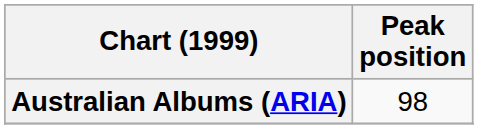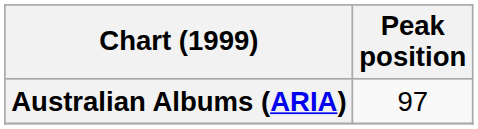(413, 100) 98 -> (413, 100) 97
